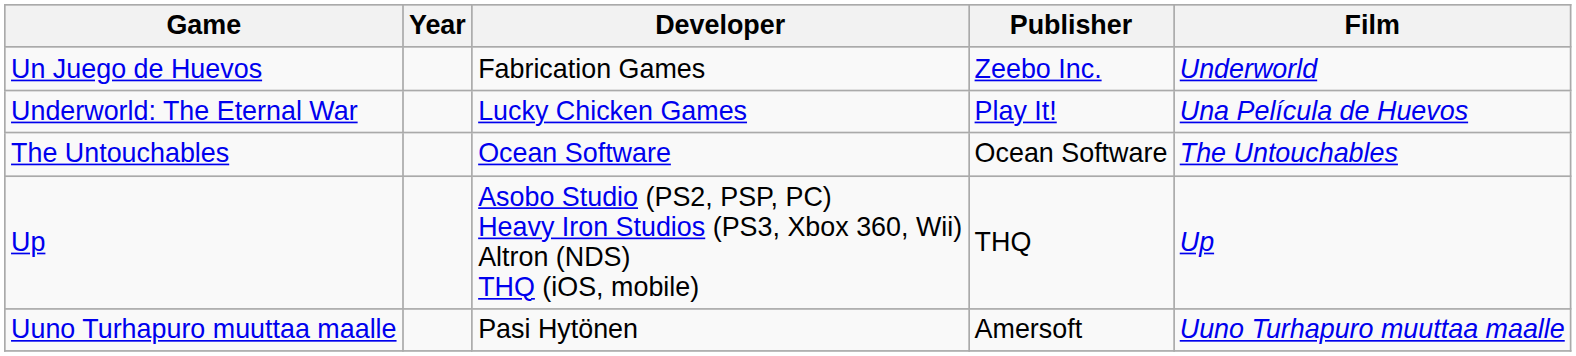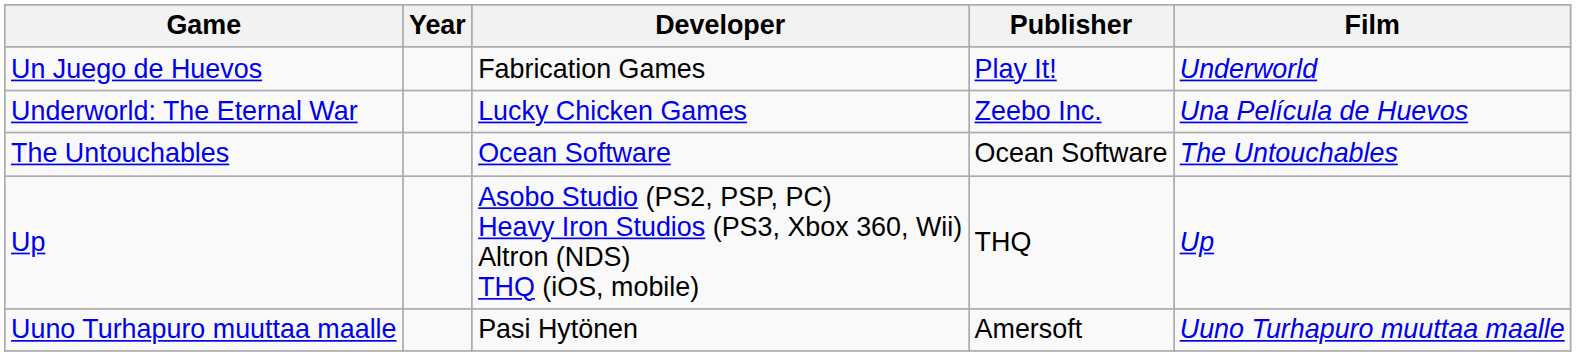(1038, 68) Zeebo Inc. -> (1016, 68) Play It!
(1016, 111) Play It! -> (1038, 111) Zeebo Inc.
